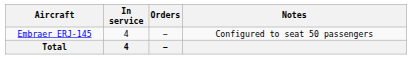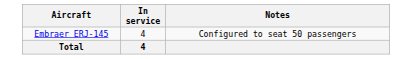- column: (165, 16)
